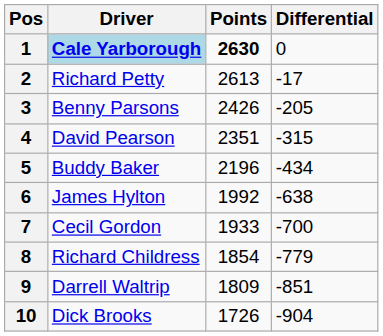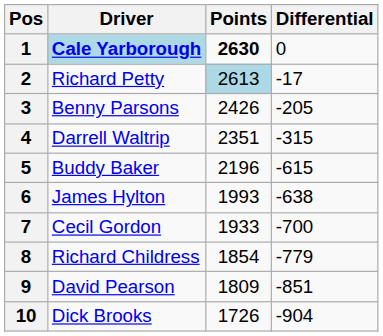(239, 78) no background -> (239, 78) lightblue background
(113, 138) David Pearson -> (111, 138) Darrell Waltrip
(295, 167) -434 -> (295, 167) -615
(239, 197) 1992 -> (239, 197) 1993
(111, 286) Darrell Waltrip -> (113, 286) David Pearson
